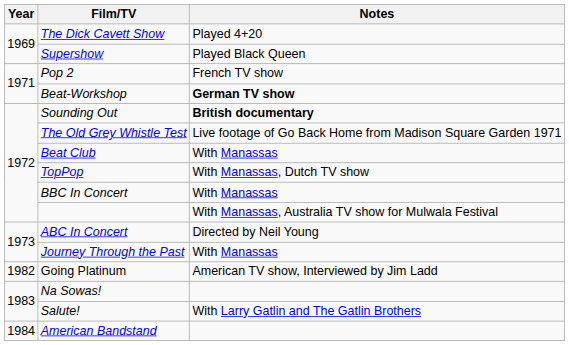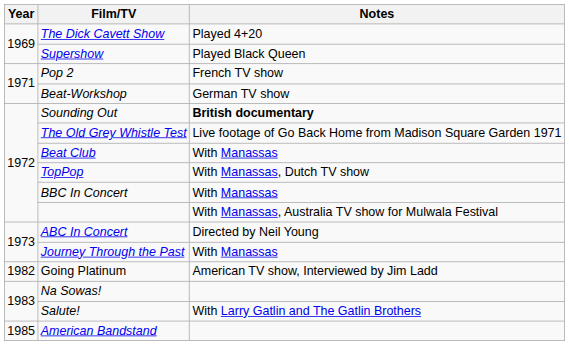(243, 93) bold -> (241, 93) normal
(21, 331) 1984 -> (21, 331) 1985
